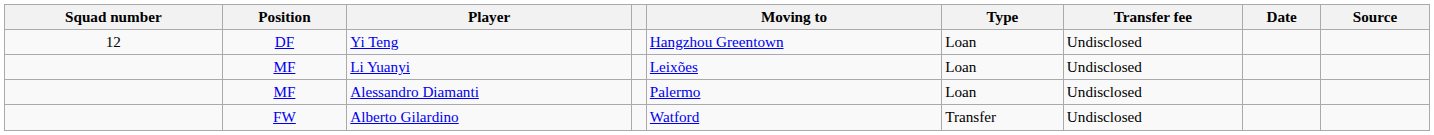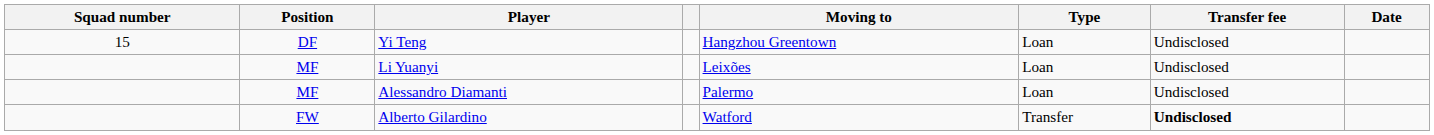- column: (1375, 17)
(113, 42) 12 -> (122, 42) 15
(1104, 117) normal -> (1193, 117) bold
